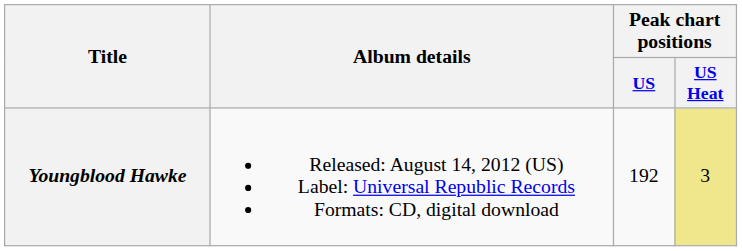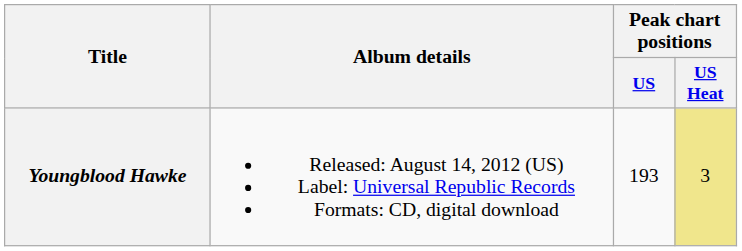(644, 176) 192 -> (644, 176) 193
